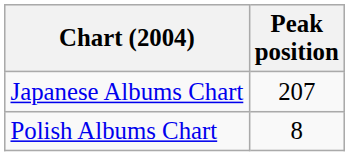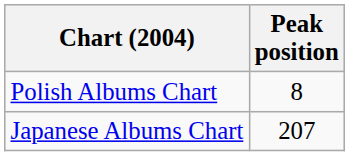rows swapped: (114, 130) <-> (127, 91)
